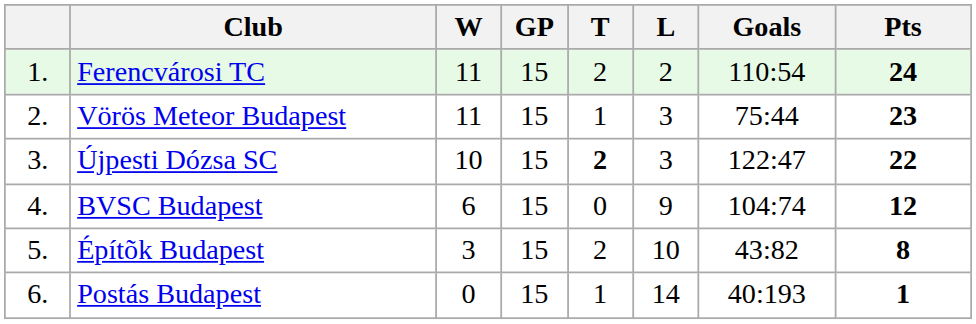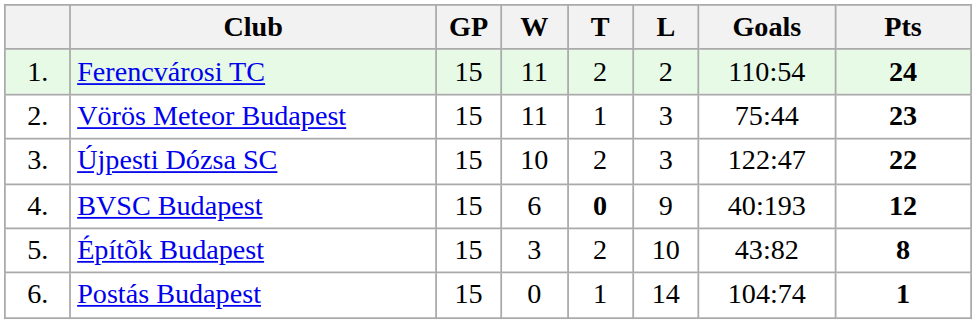columns swapped: (534, 26) <-> (469, 26)
(600, 160) bold -> (600, 160) normal
(600, 205) normal -> (600, 205) bold
(767, 205) 104:74 -> (767, 205) 40:193
(767, 294) 40:193 -> (767, 294) 104:74
